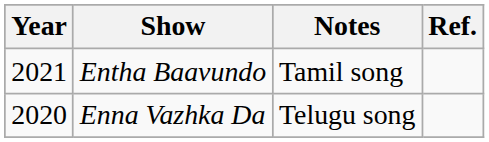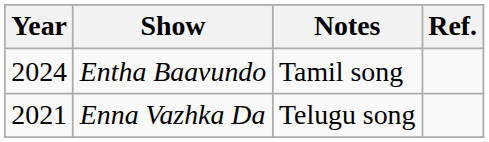(39, 70) 2021 -> (39, 70) 2024
(39, 114) 2020 -> (39, 114) 2021
